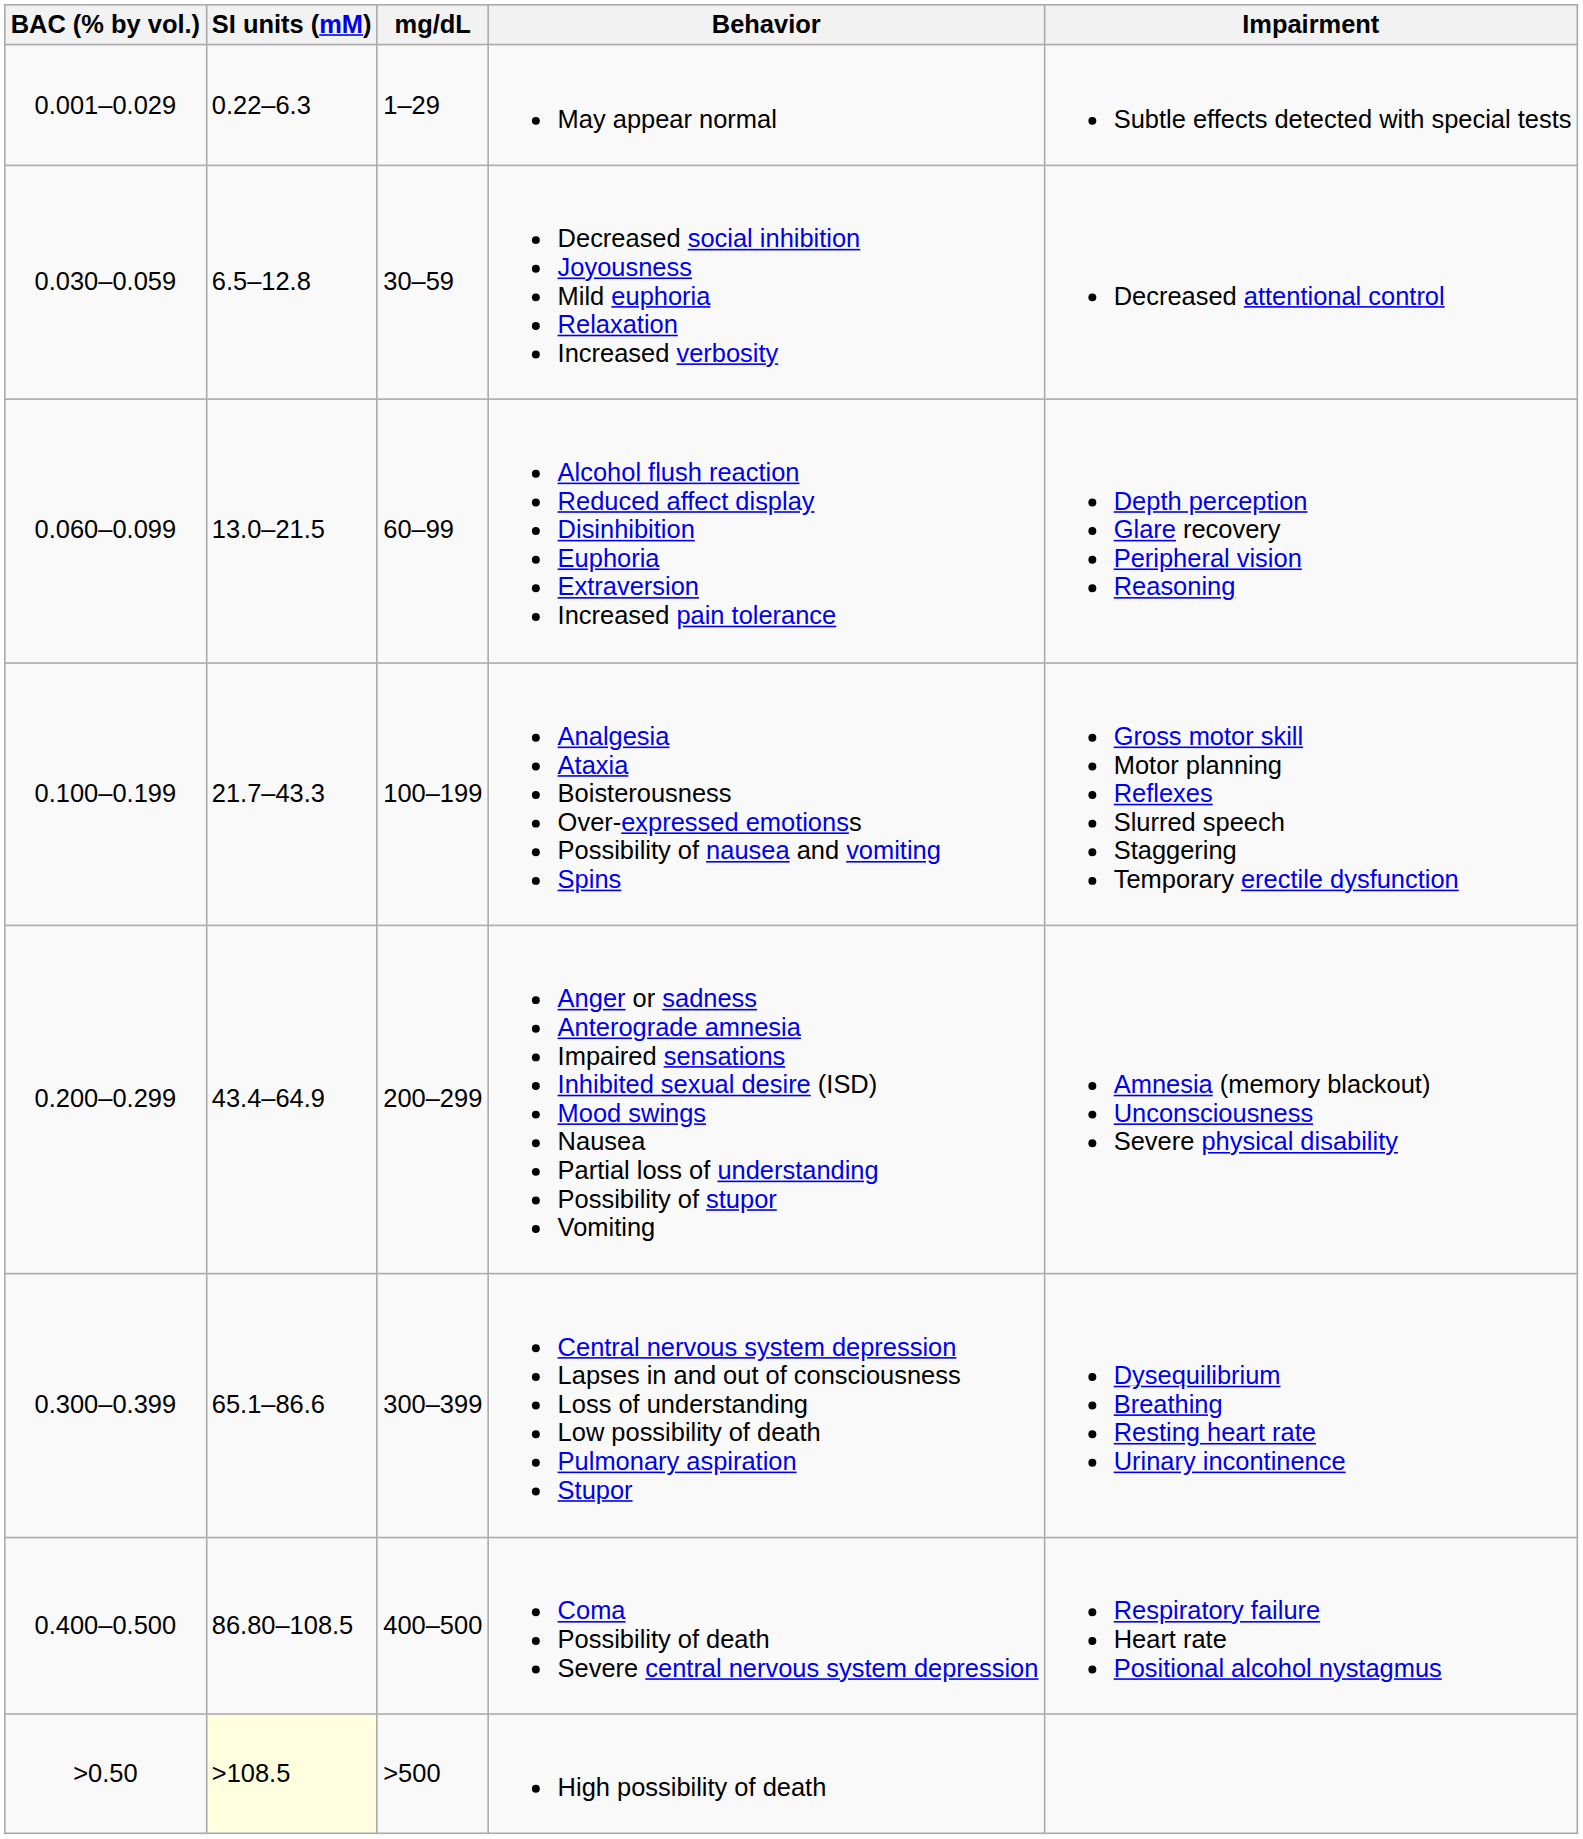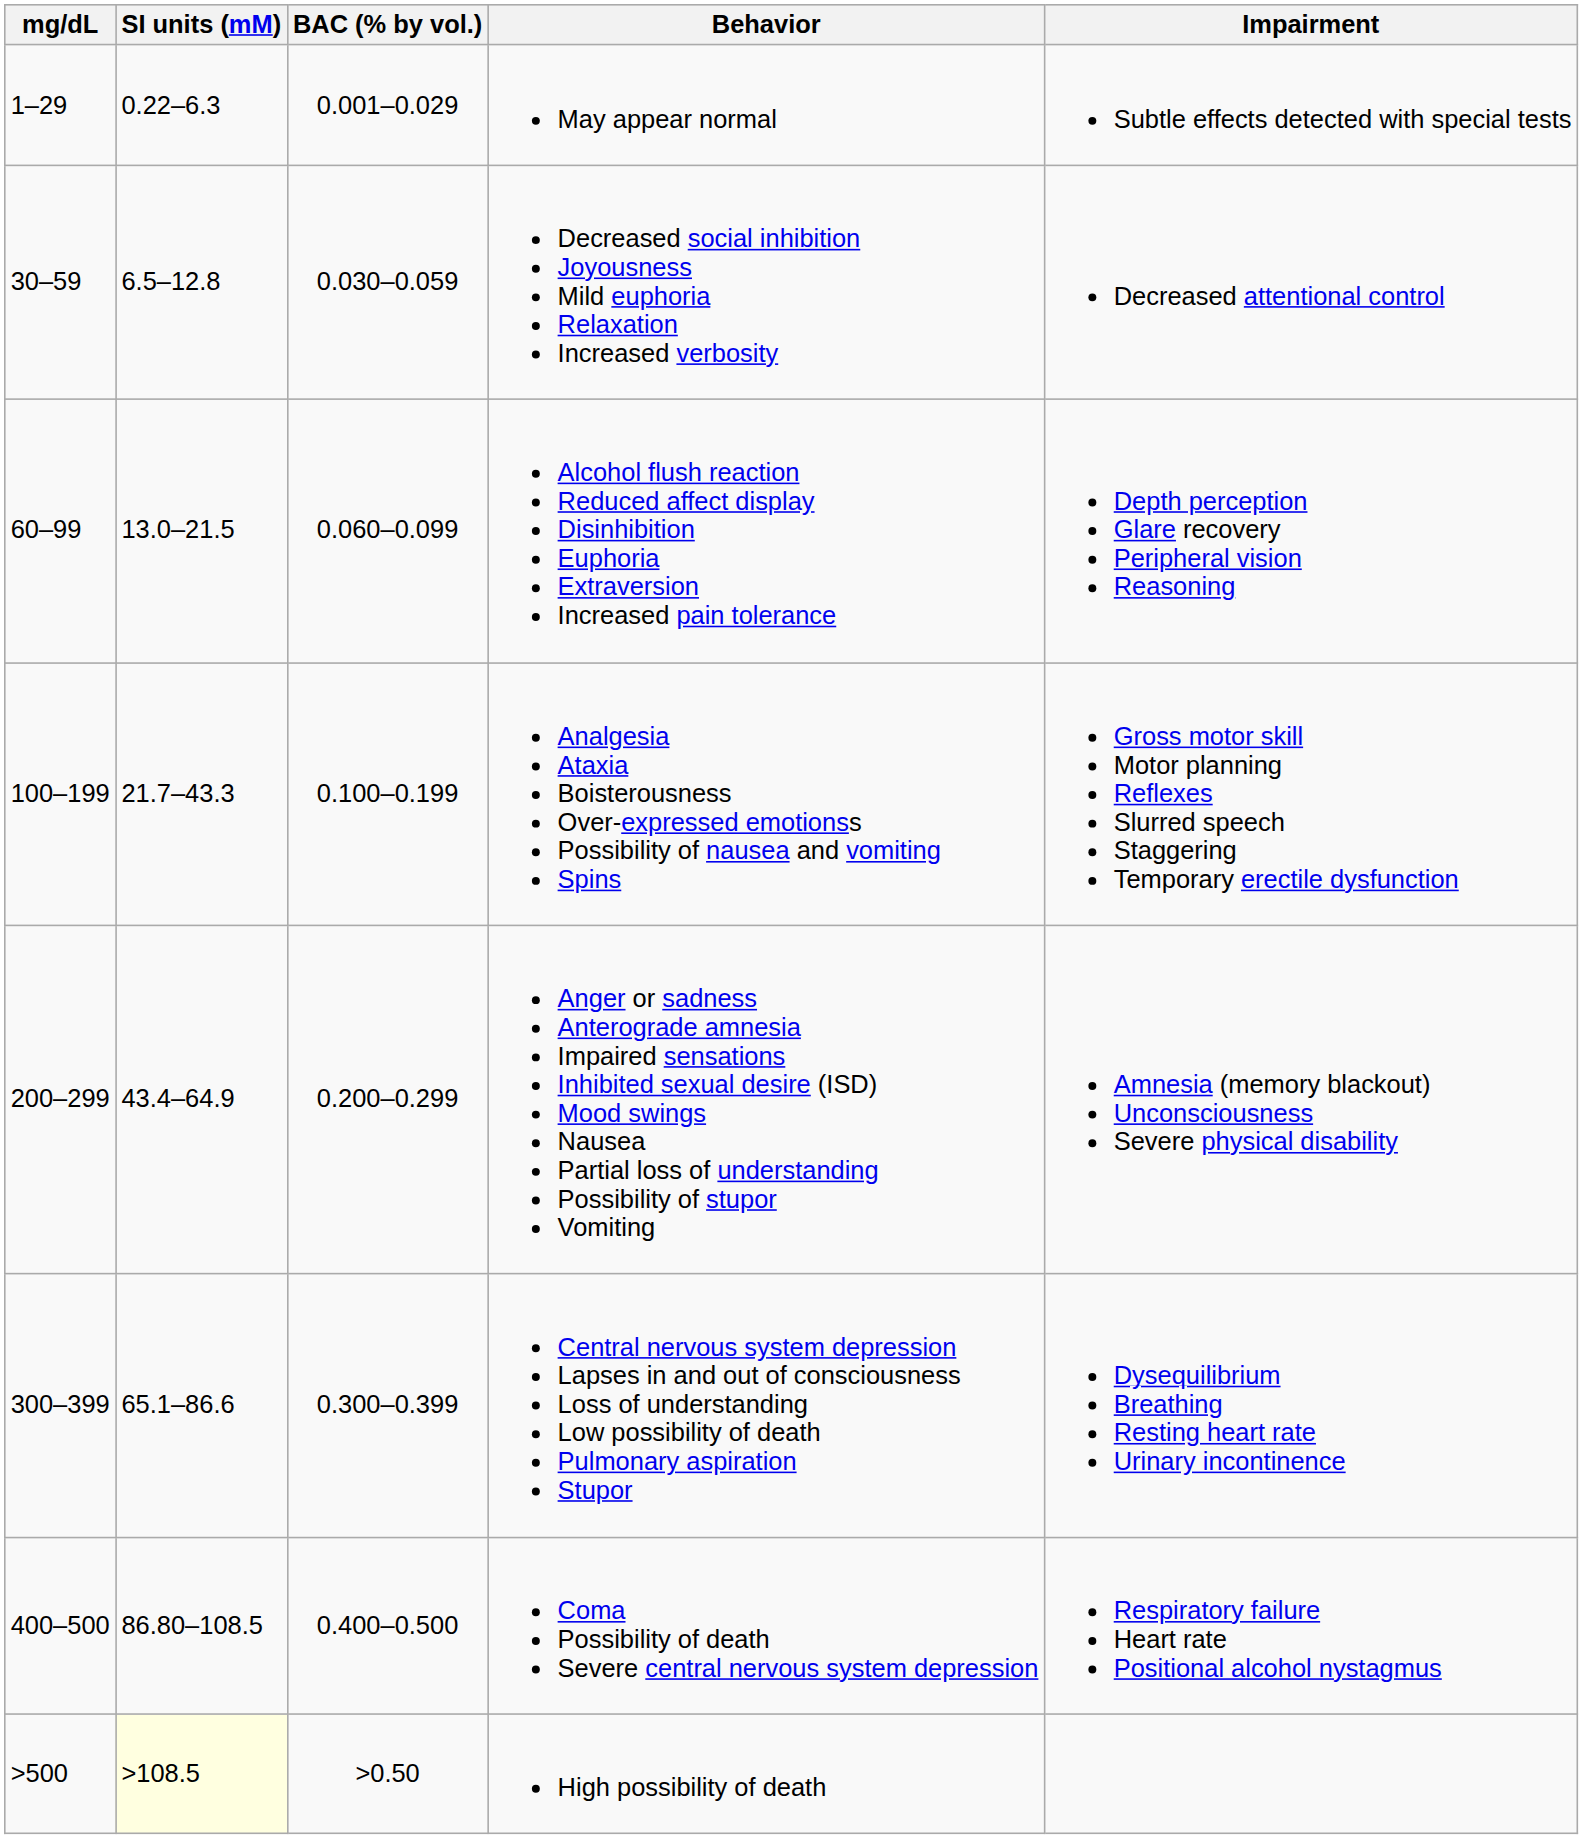columns swapped: (105, 24) <-> (433, 24)
